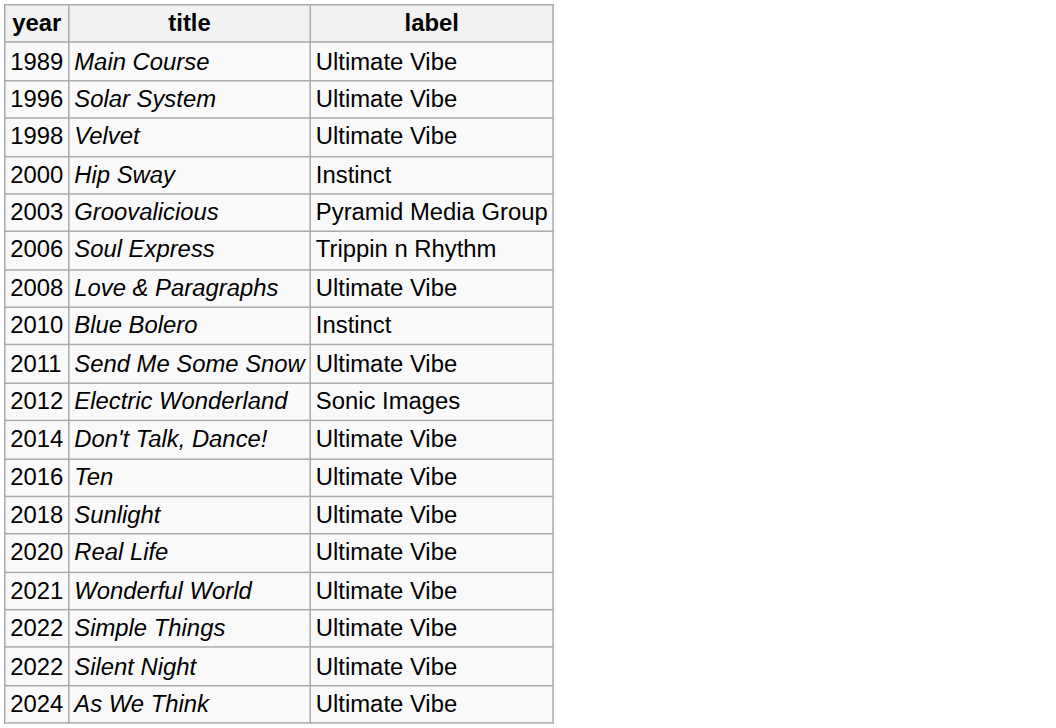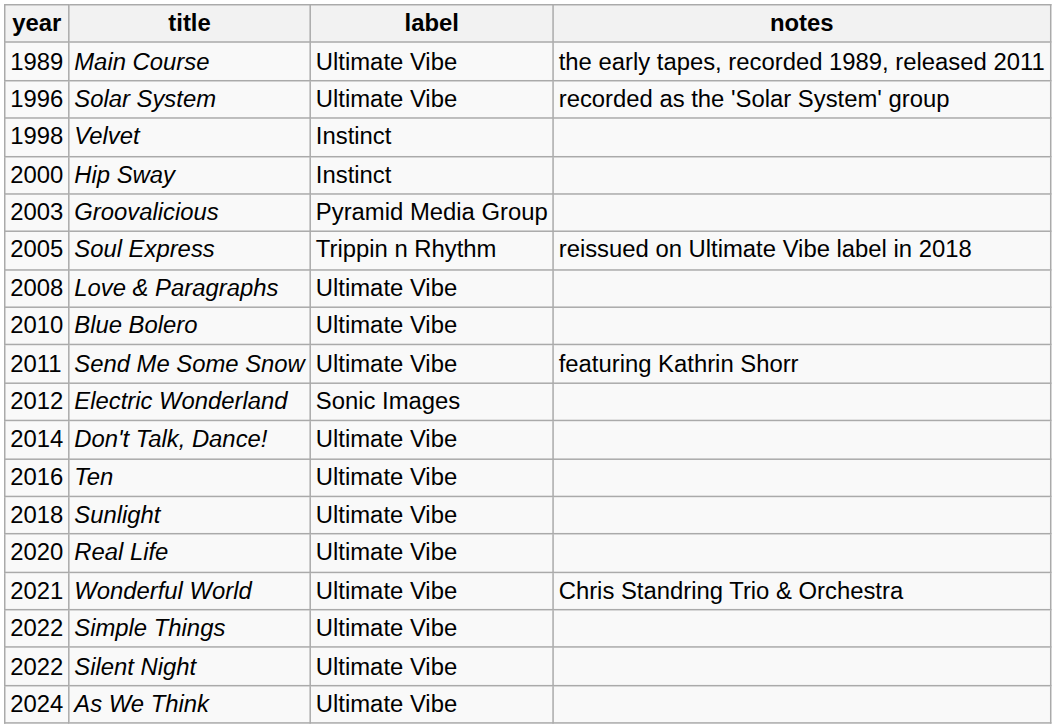+ column: (802, 23)
(386, 136) Ultimate Vibe -> (354, 136) Instinct
(37, 250) 2006 -> (37, 250) 2005
(354, 325) Instinct -> (386, 325) Ultimate Vibe
